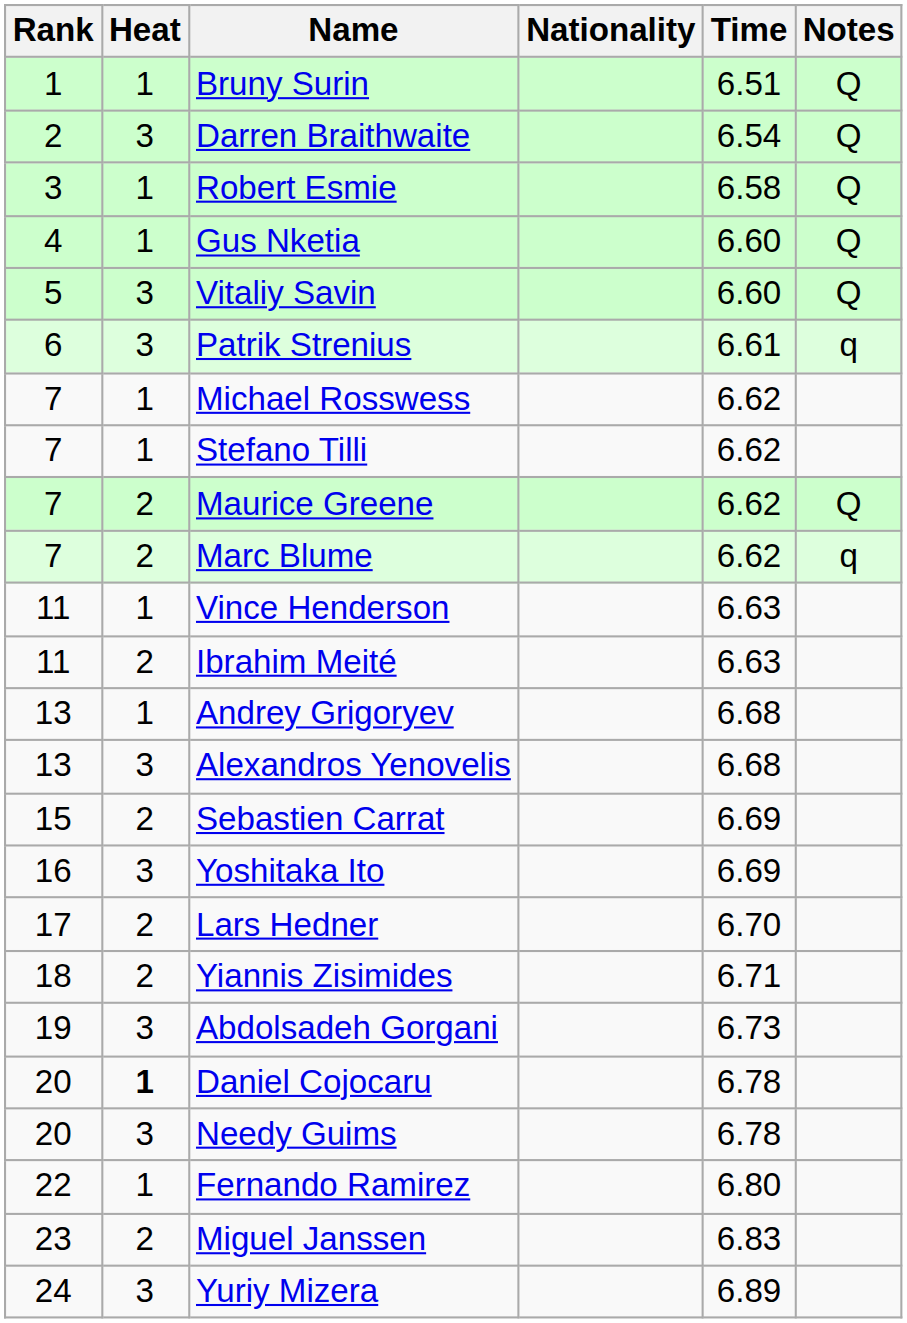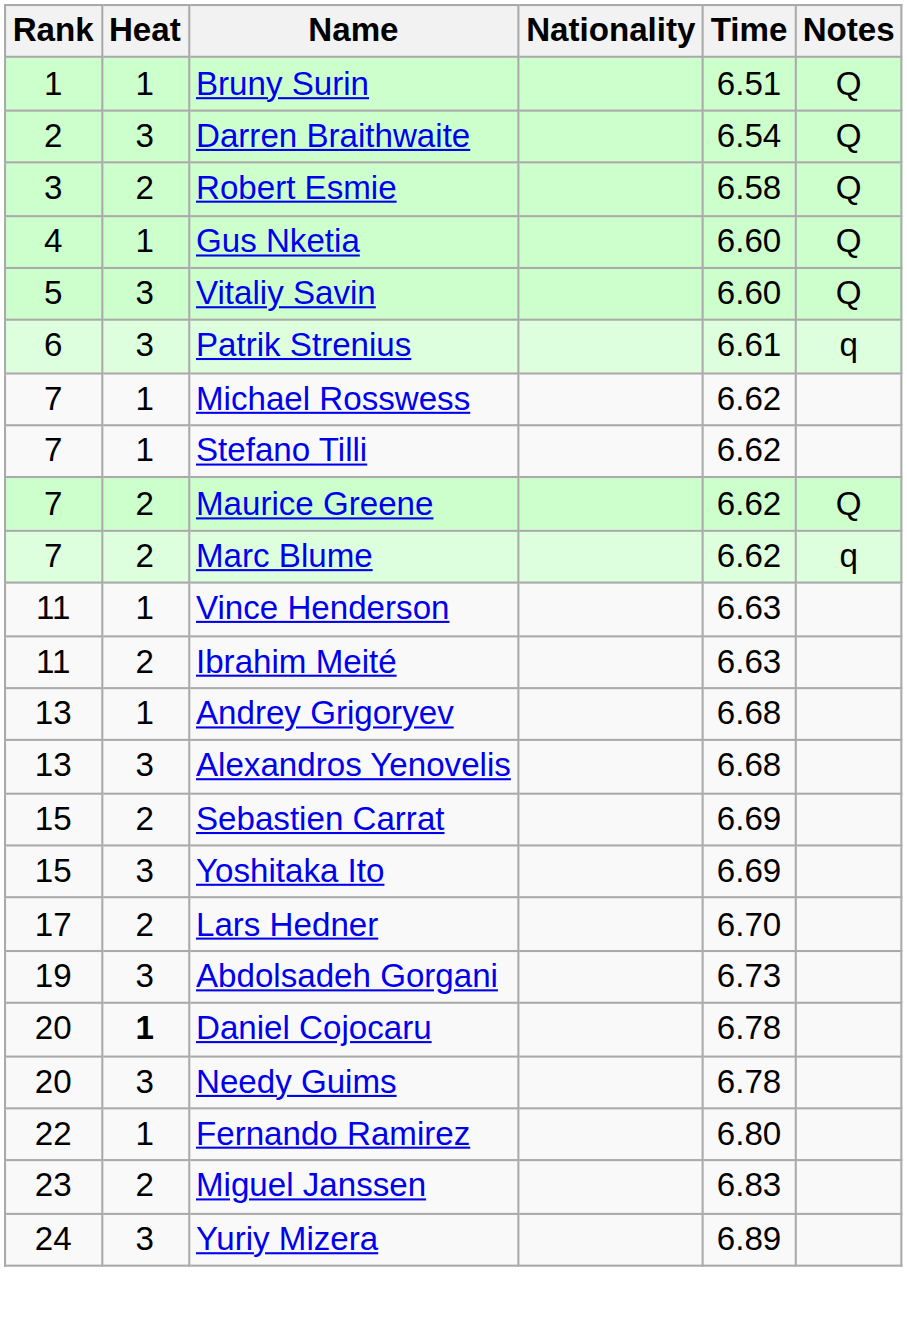(145, 188) 1 -> (145, 188) 2
(53, 871) 16 -> (53, 871) 15
- row: (324, 976)
